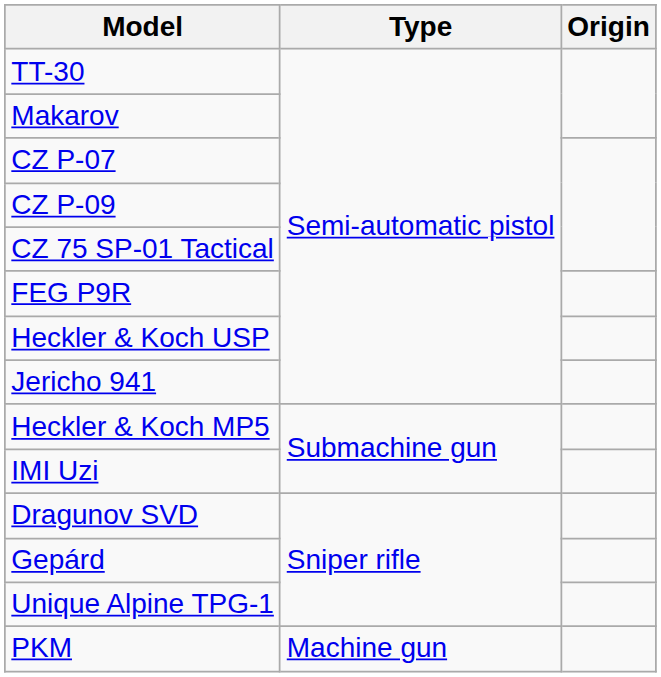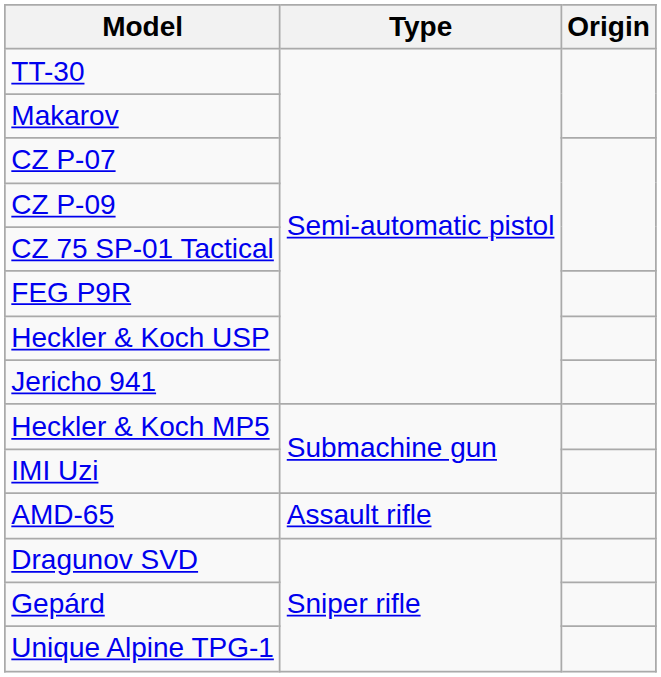+ row: (63, 515)
- row: (42, 648)
